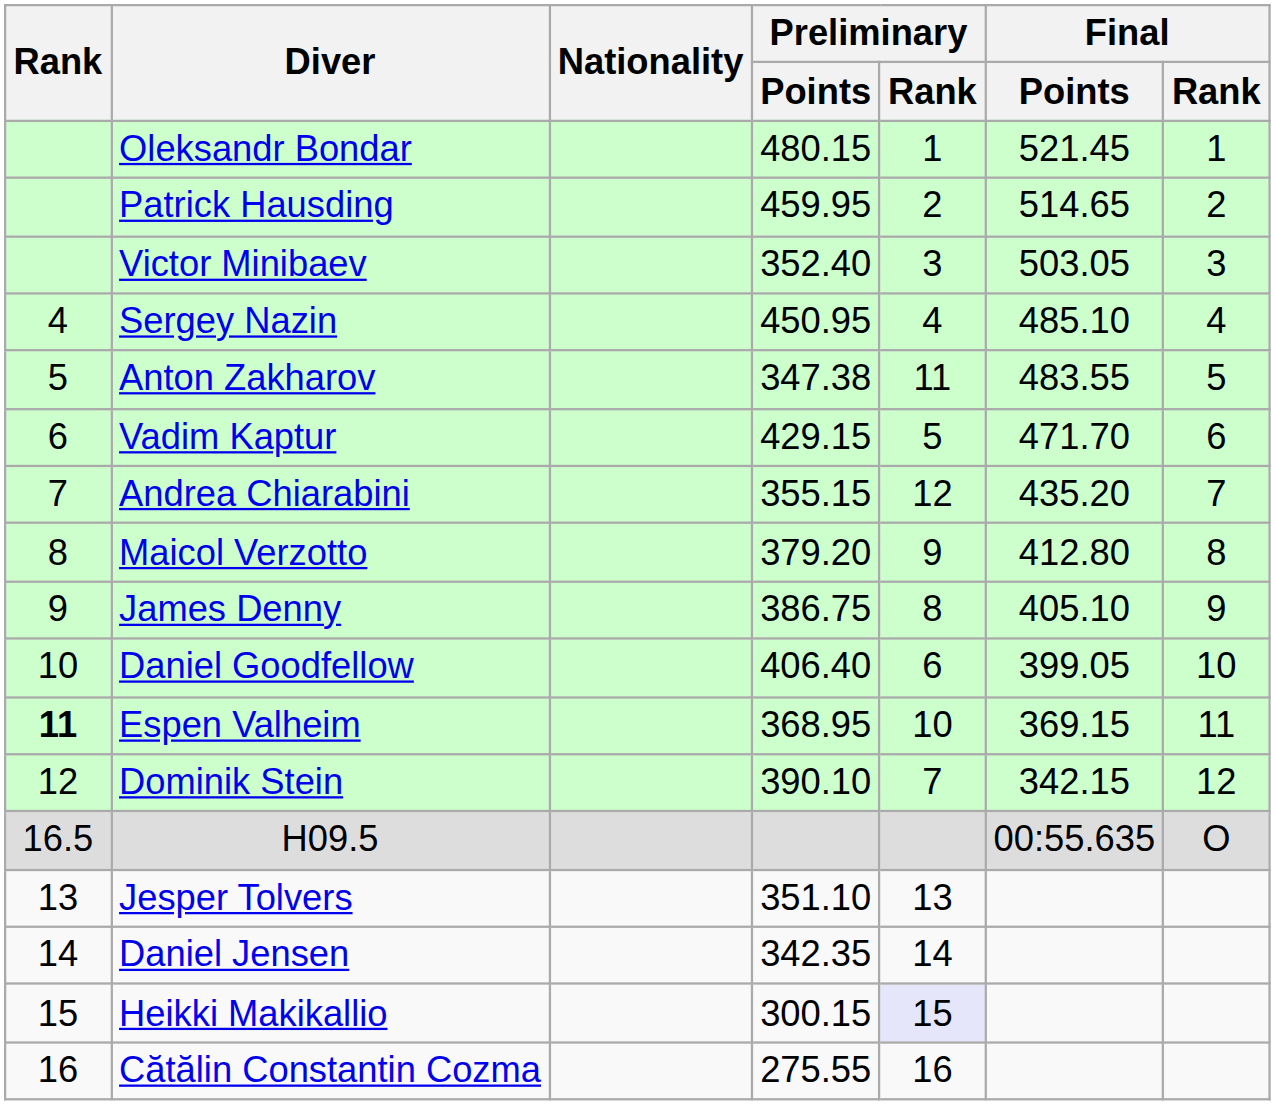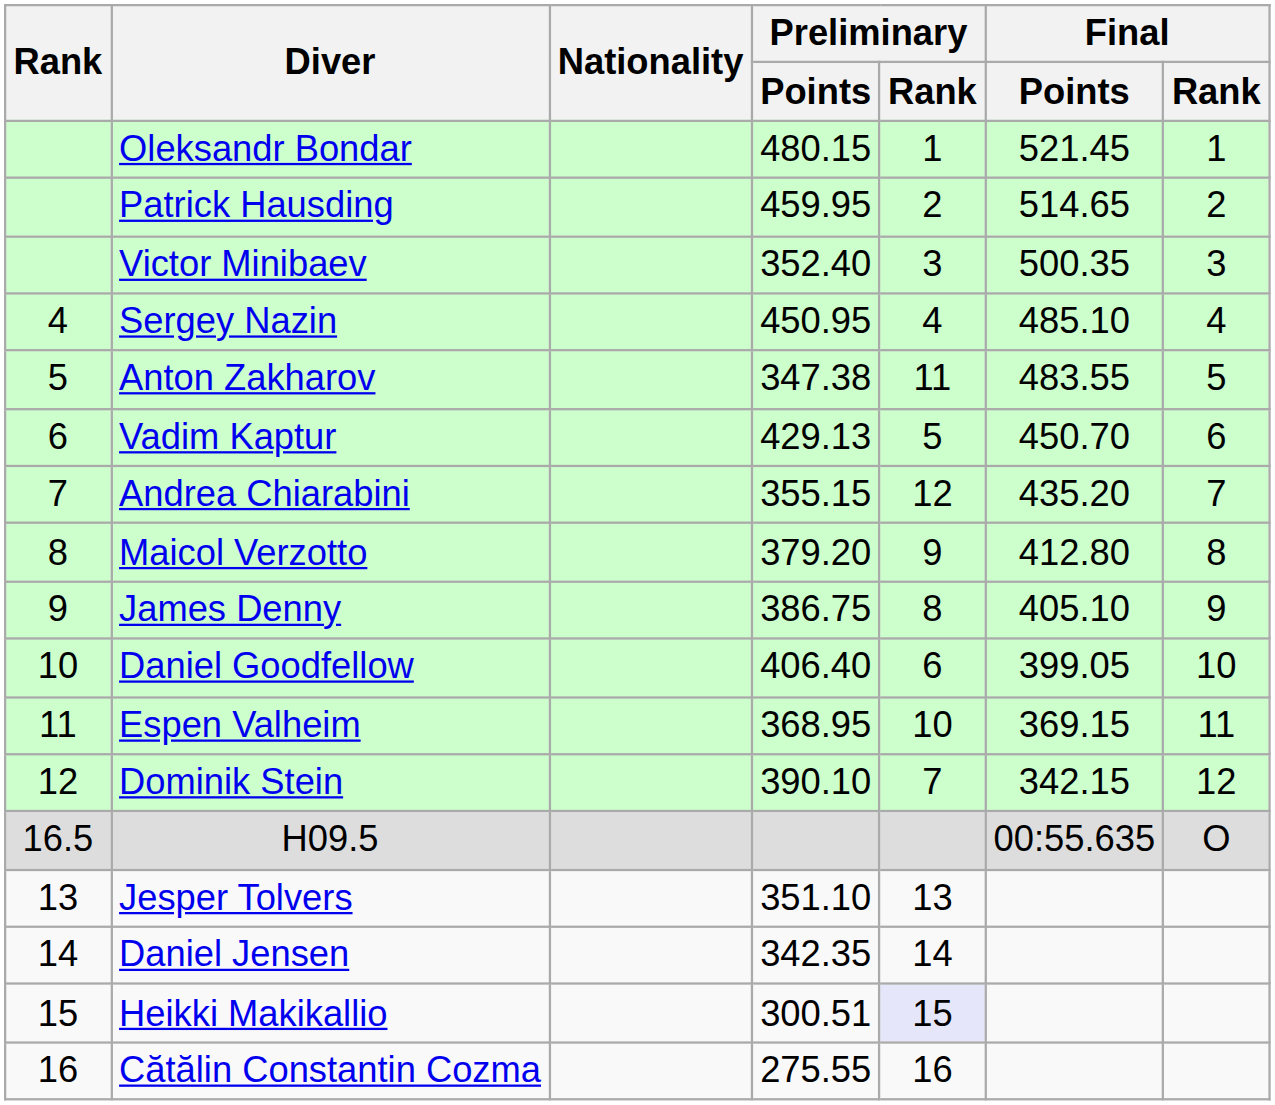(1074, 263) 503.05 -> (1074, 263) 500.35
(816, 436) 429.15 -> (816, 436) 429.13
(1074, 436) 471.70 -> (1074, 436) 450.70
(58, 724) bold -> (58, 724) normal
(816, 1012) 300.15 -> (816, 1012) 300.51
